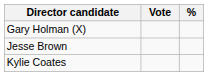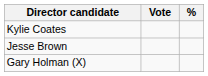rows swapped: (46, 29) <-> (36, 63)
